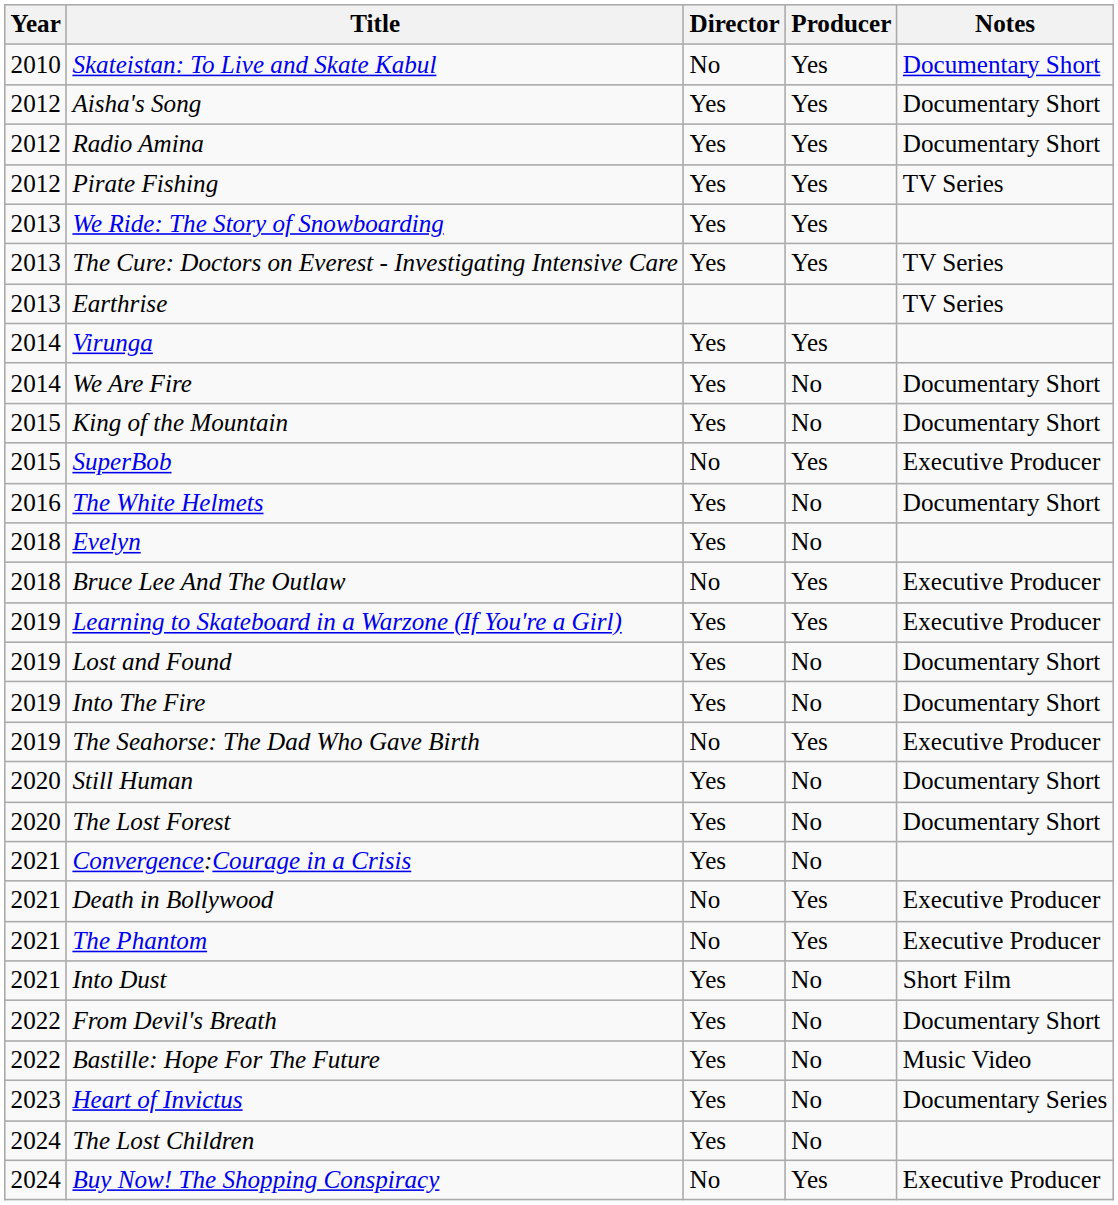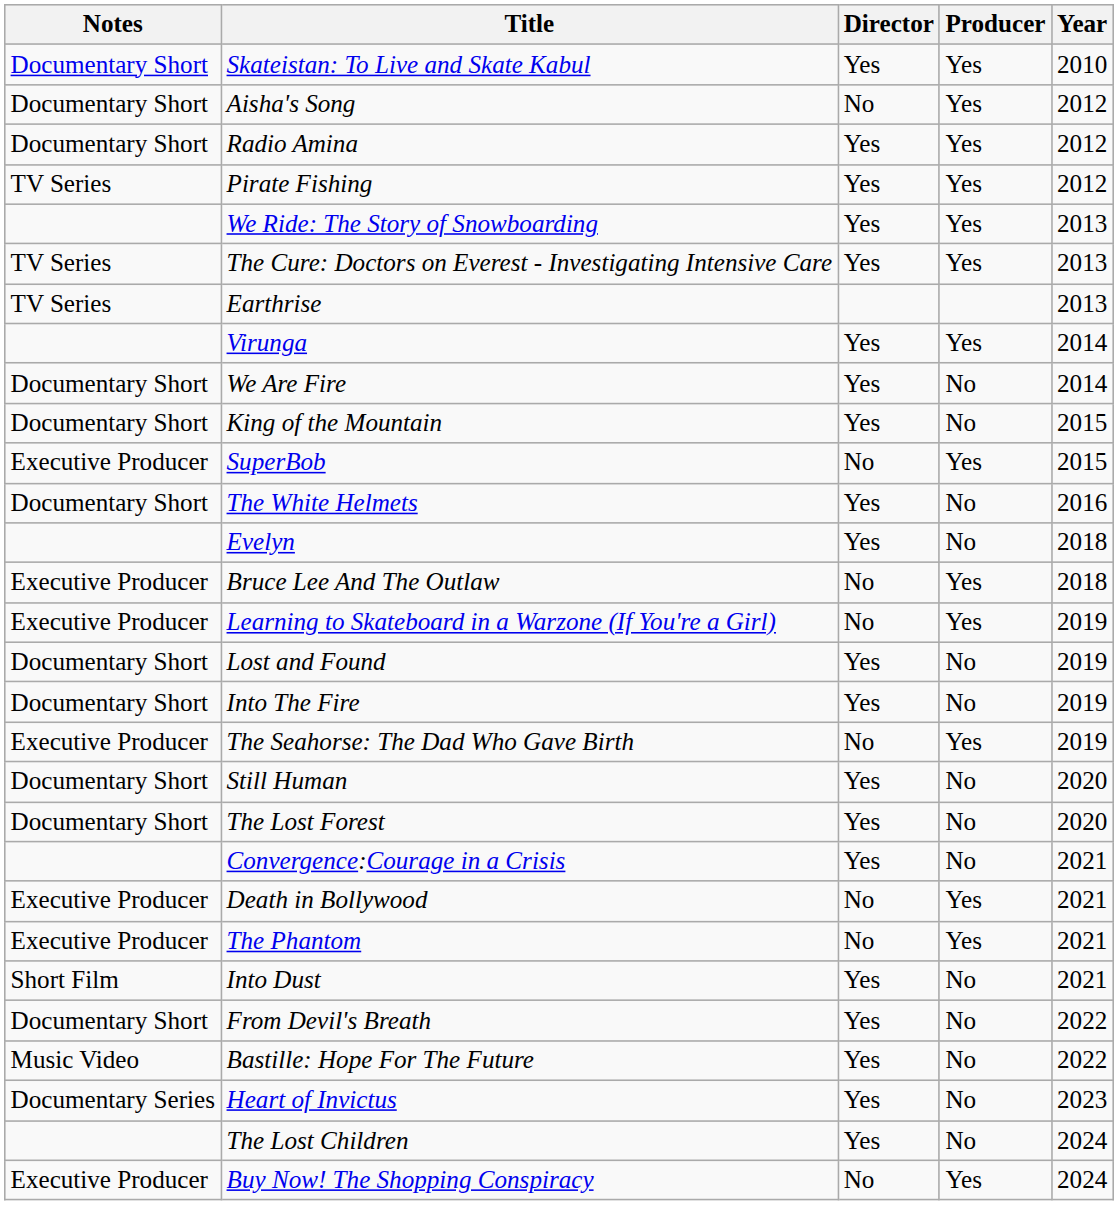columns swapped: (36, 24) <-> (1005, 24)
(705, 64) No -> (862, 64) Yes
(708, 104) Yes -> (859, 104) No
(708, 622) Yes -> (859, 622) No
